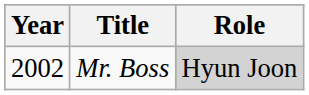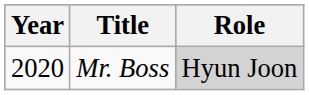(38, 67) 2002 -> (38, 67) 2020
